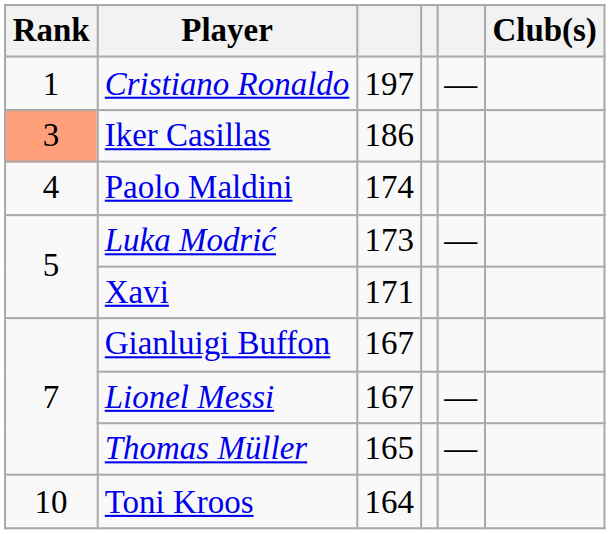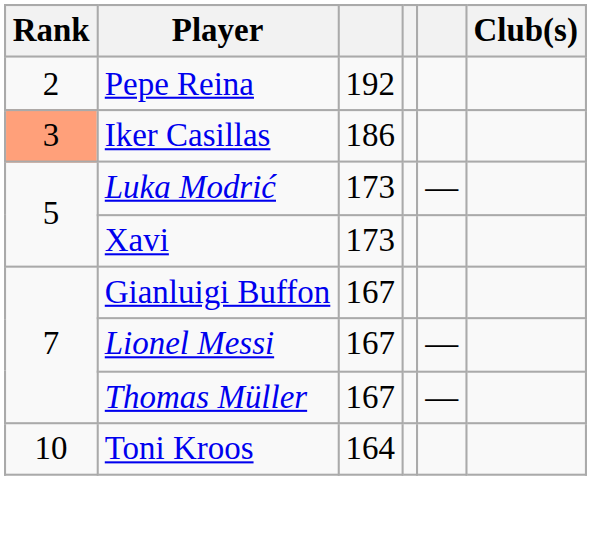- row: (227, 82)
+ row: (179, 82)
- row: (199, 187)
(389, 291) 171 -> (370, 239) 173
(389, 448) 165 -> (370, 396) 167
